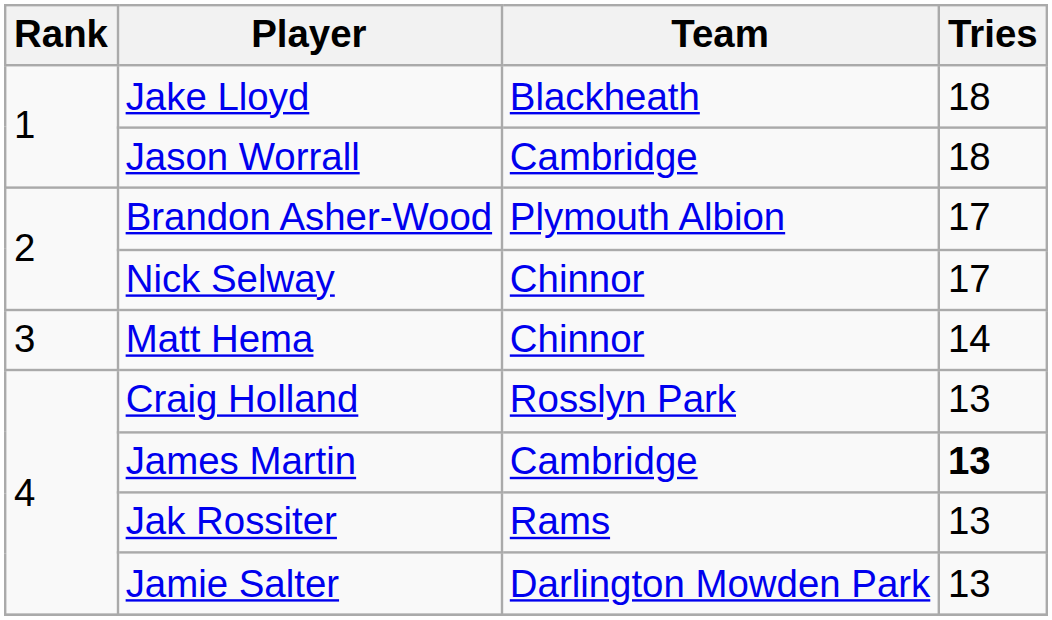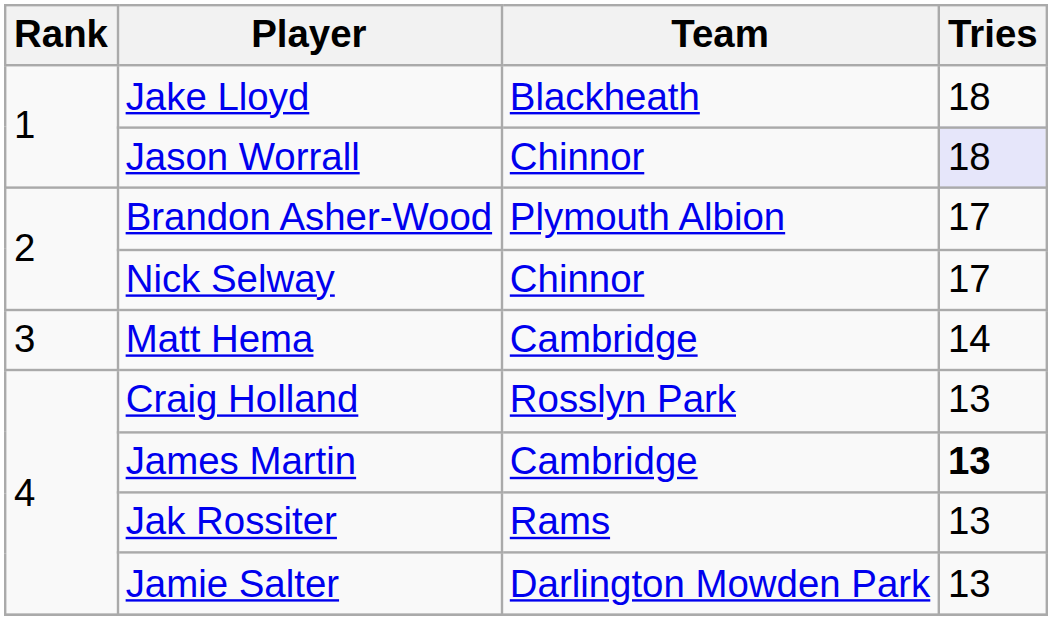(604, 156) Cambridge -> (577, 156) Chinnor
(969, 156) no background -> (969, 156) lavender background
(577, 339) Chinnor -> (604, 339) Cambridge
